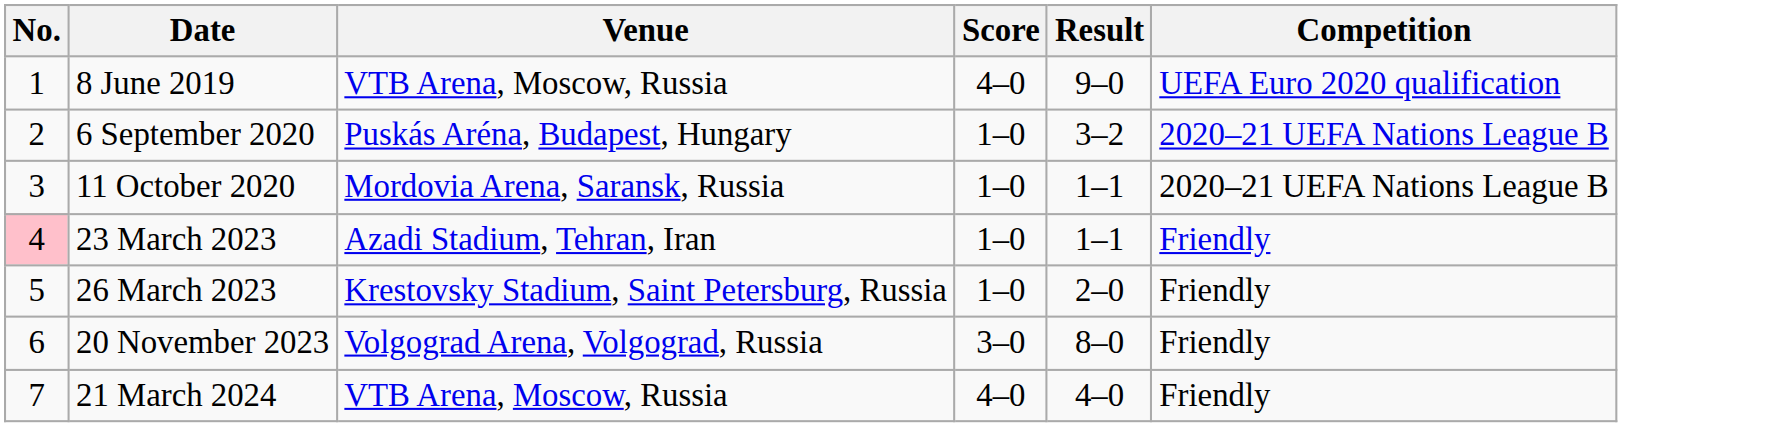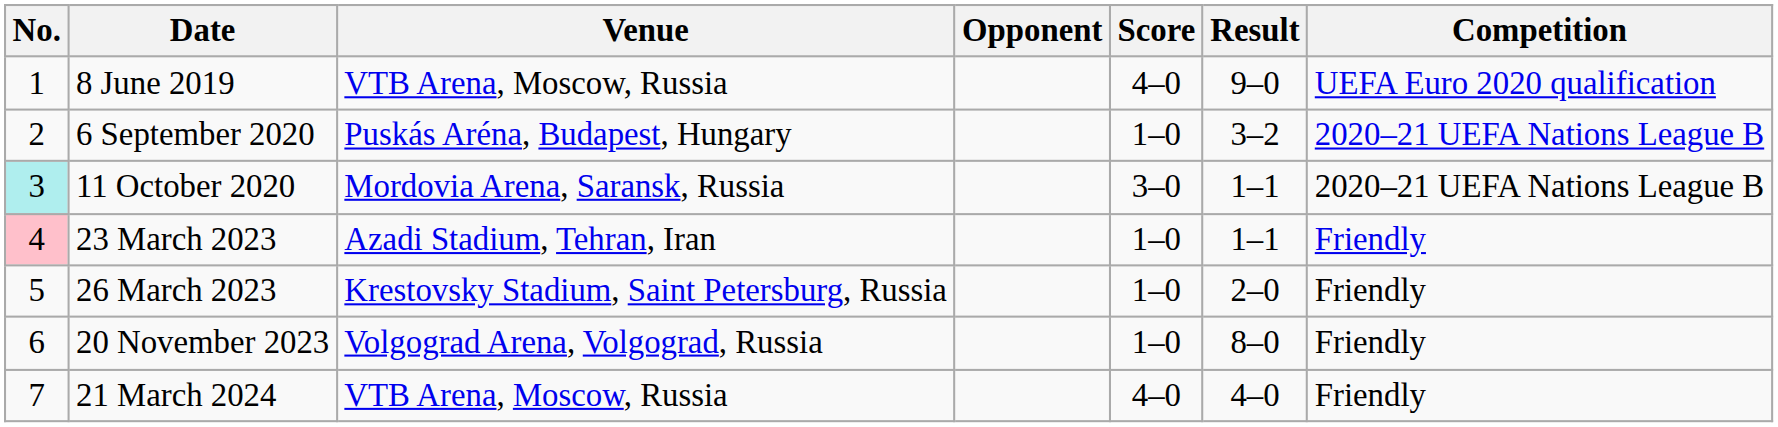+ column: (1032, 30)
(37, 186) no background -> (37, 186) paleturquoise background
(1001, 186) 1–0 -> (1156, 186) 3–0
(1001, 342) 3–0 -> (1156, 342) 1–0
